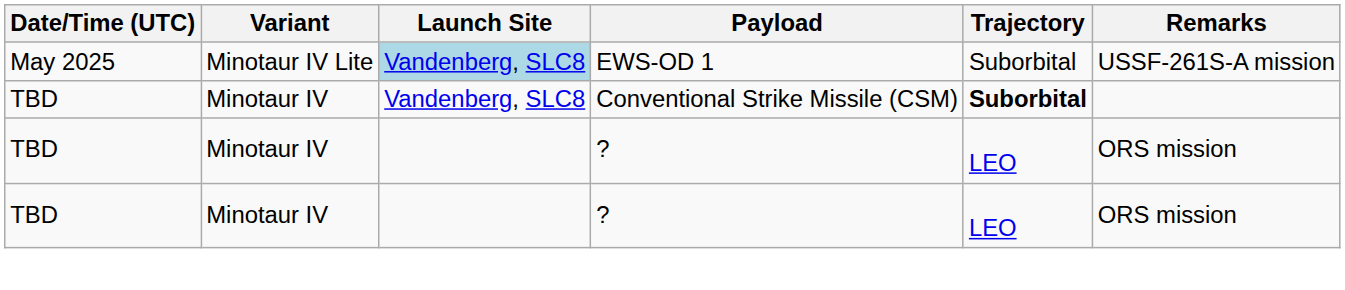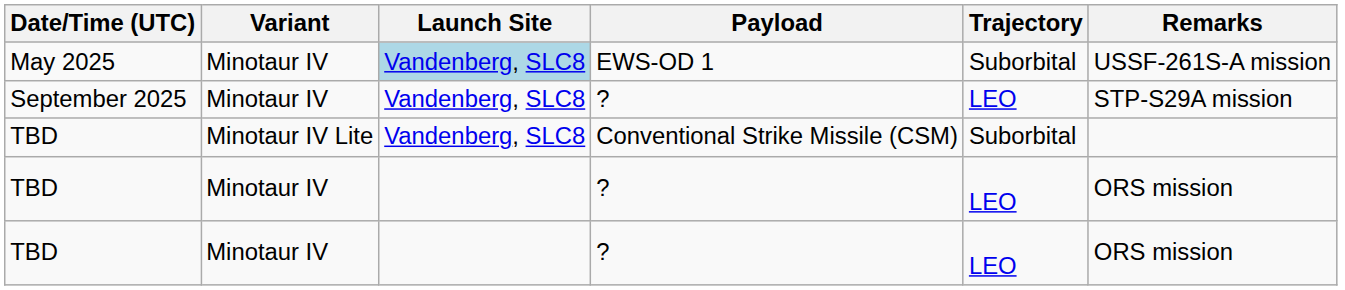(290, 61) Minotaur IV Lite -> (267, 61) Minotaur IV
+ row: (98, 99)
(267, 99) Minotaur IV -> (290, 136) Minotaur IV Lite
(1028, 99) bold -> (1023, 136) normal
